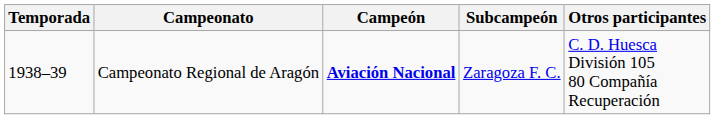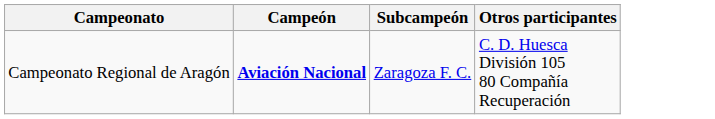- column: (49, 17)
